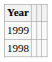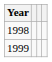rows swapped: (18, 48) <-> (18, 30)
